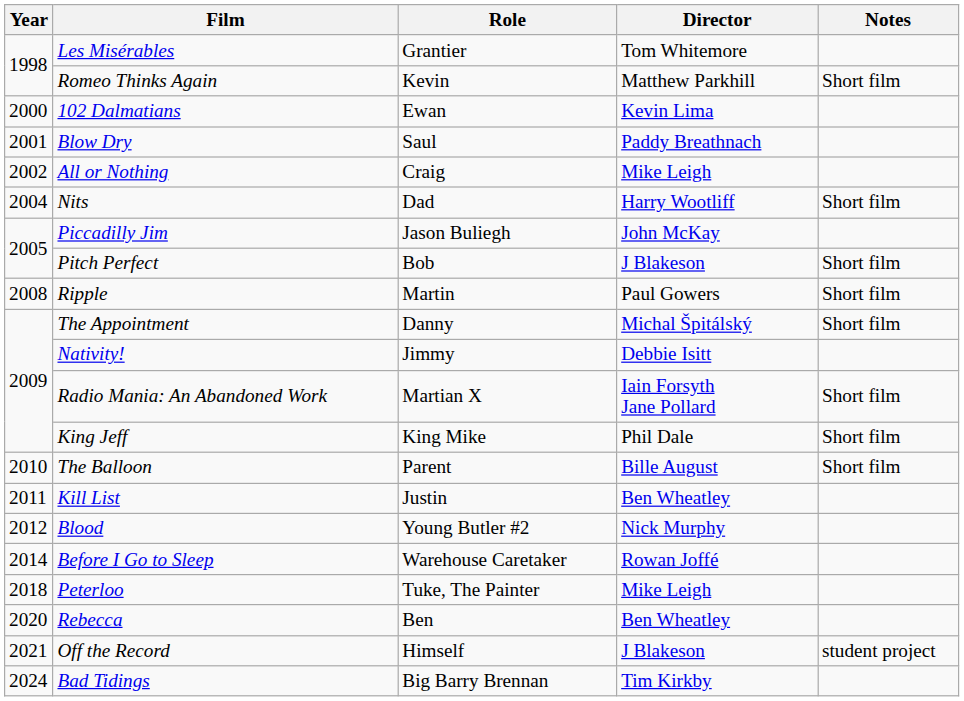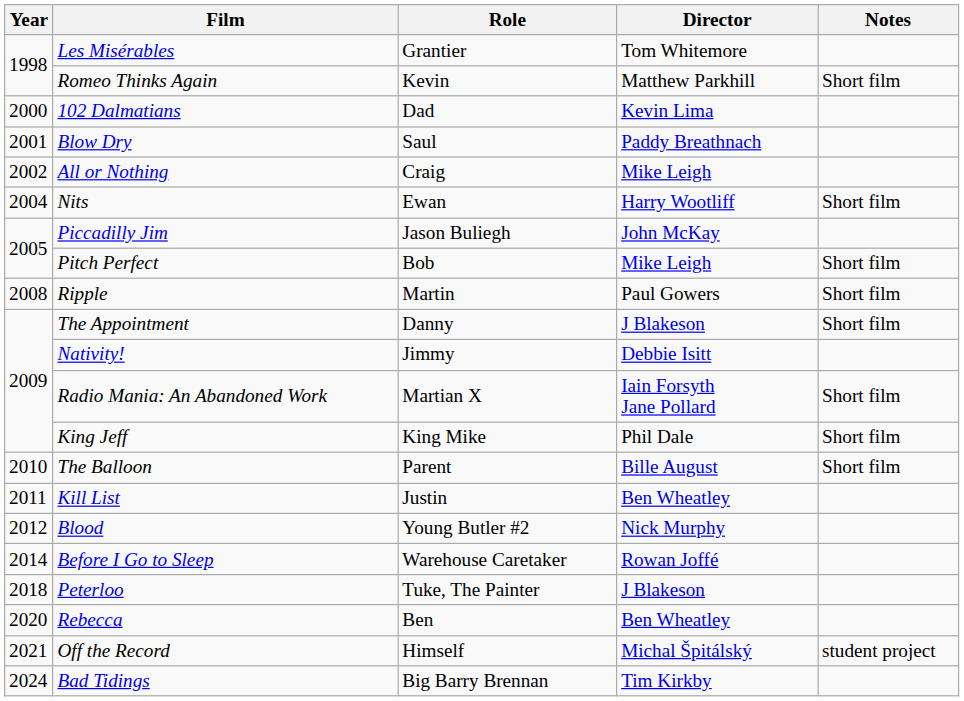(424, 111) Ewan -> (418, 111) Dad
(418, 202) Dad -> (424, 202) Ewan
(663, 263) J Blakeson -> (666, 263) Mike Leigh
(687, 324) Michal Špitálský -> (663, 324) J Blakeson
(666, 589) Mike Leigh -> (663, 589) J Blakeson
(663, 650) J Blakeson -> (687, 650) Michal Špitálský
